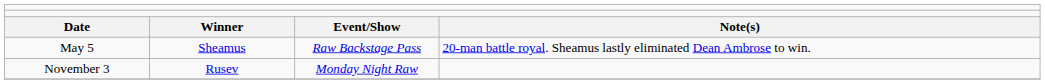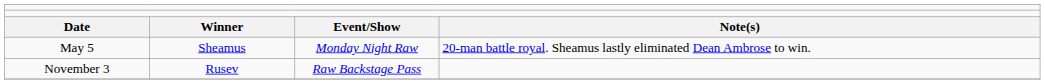(367, 47) Raw Backstage Pass -> (367, 47) Monday Night Raw
(367, 68) Monday Night Raw -> (367, 68) Raw Backstage Pass
